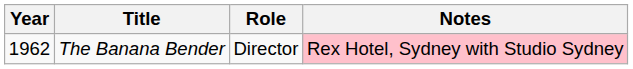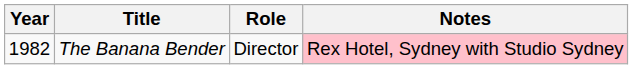(30, 48) 1962 -> (30, 48) 1982
